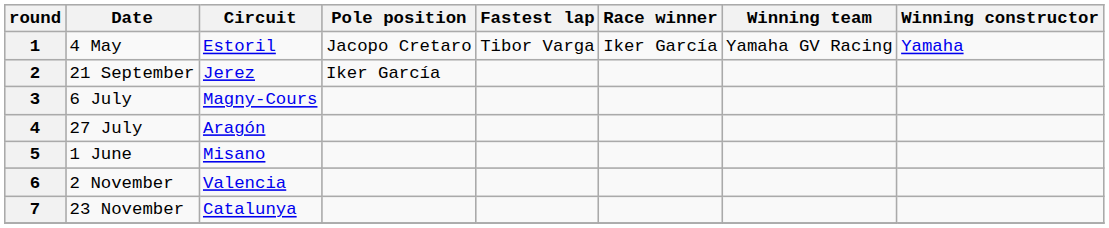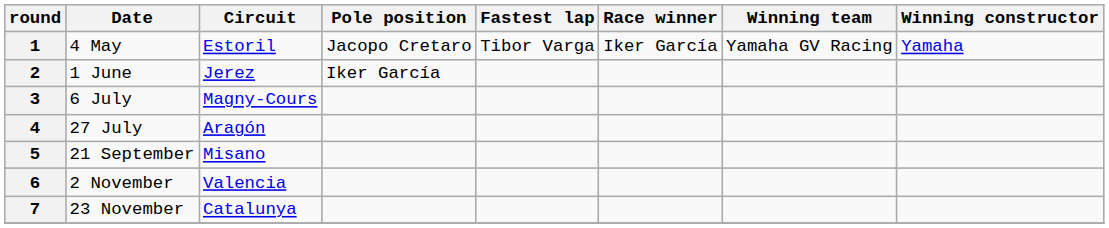(132, 73) 21 September -> (101, 73) 1 June
(101, 155) 1 June -> (132, 155) 21 September
